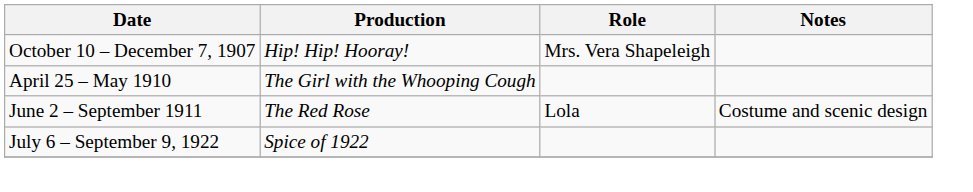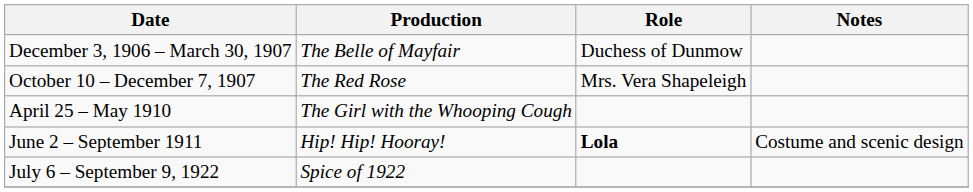+ row: (150, 50)
(337, 50) Hip! Hip! Hooray! -> (353, 80) The Red Rose
(317, 111) The Red Rose -> (373, 141) Hip! Hip! Hooray!
(562, 111) normal -> (599, 141) bold
